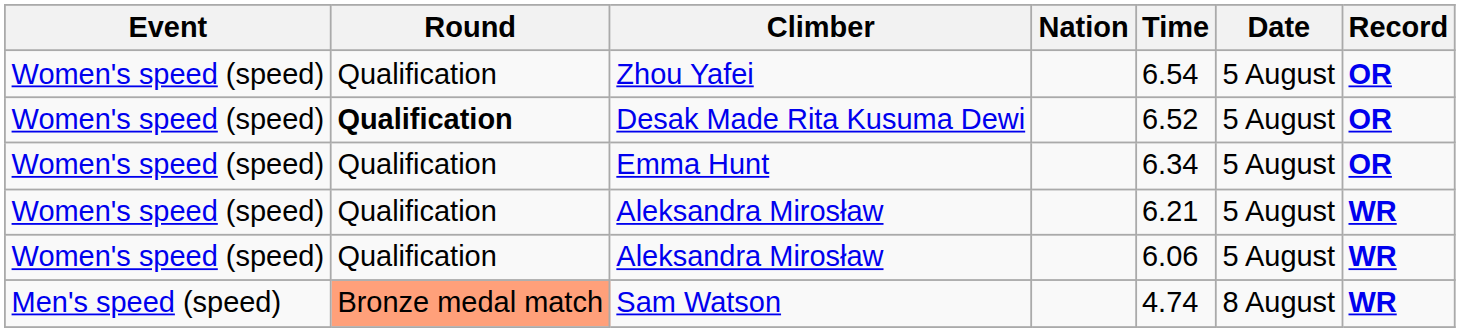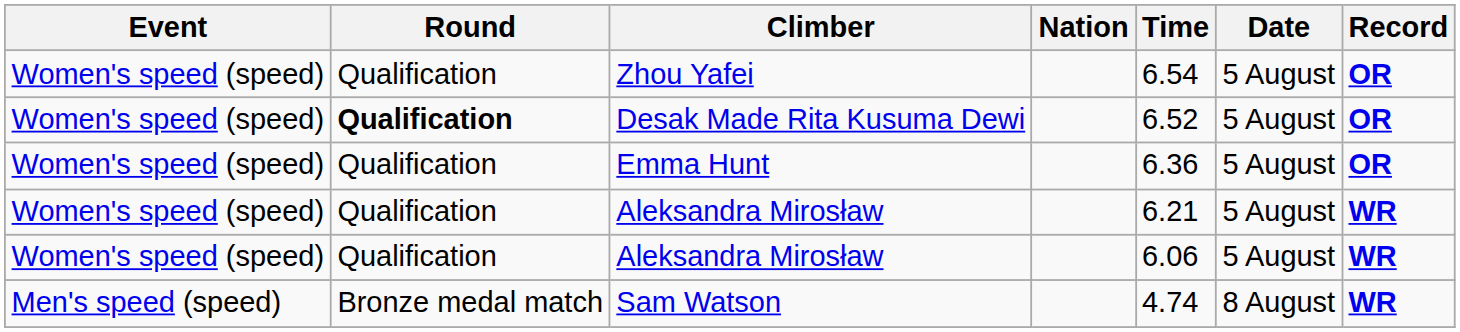(1170, 165) 6.34 -> (1170, 165) 6.36
(470, 303) lightsalmon background -> (470, 303) no background
